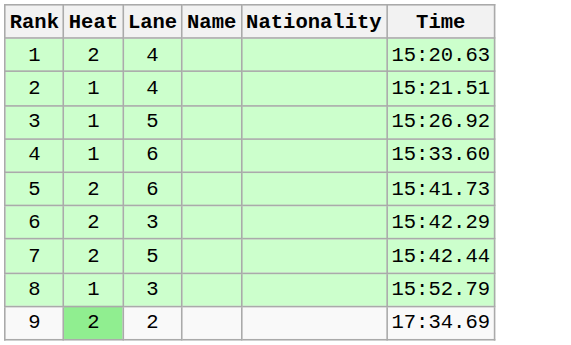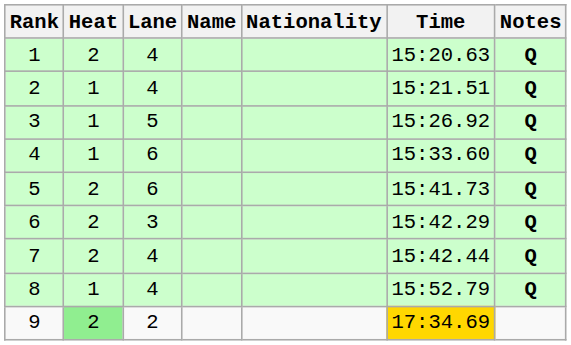+ column: (531, 22)
(153, 256) 5 -> (153, 256) 4
(153, 289) 3 -> (153, 289) 4
(441, 323) no background -> (441, 323) gold background
